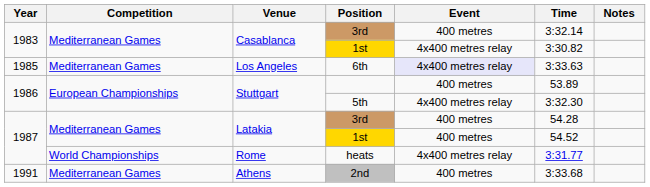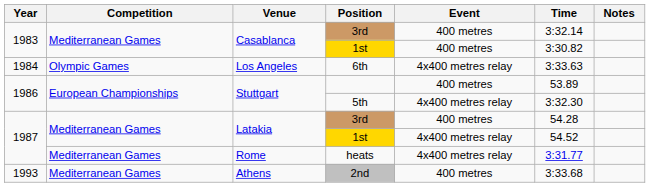(464, 49) 4x400 metres relay -> (464, 49) 400 metres
(25, 67) 1985 -> (25, 67) 1984
(105, 67) Mediterranean Games -> (89, 67) Olympic Games
(464, 67) lavender background -> (464, 67) no background
(464, 138) 400 metres -> (464, 138) 4x400 metres relay
(104, 156) World Championships -> (105, 156) Mediterranean Games
(25, 173) 1991 -> (25, 173) 1993
